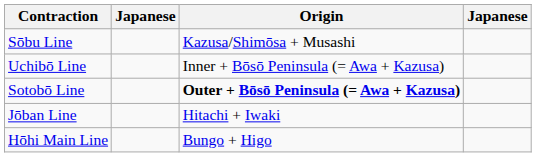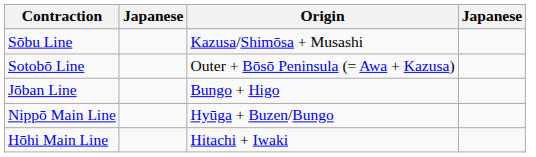- row: (47, 66)
(321, 90) bold -> (323, 66) normal
(232, 115) Hitachi + Iwaki -> (235, 90) Bungo + Higo
+ row: (62, 115)
(227, 139) Bungo + Higo -> (239, 139) Hitachi + Iwaki
